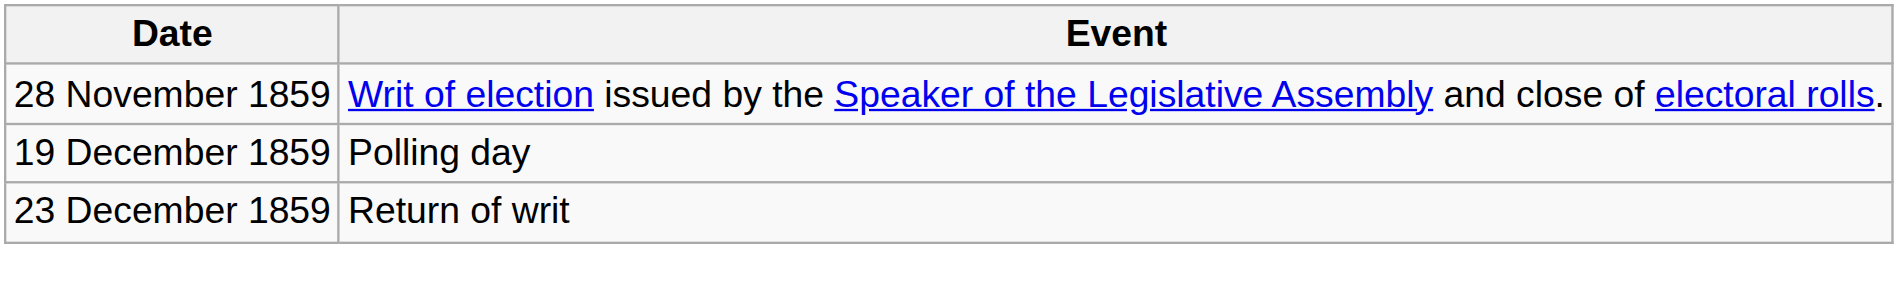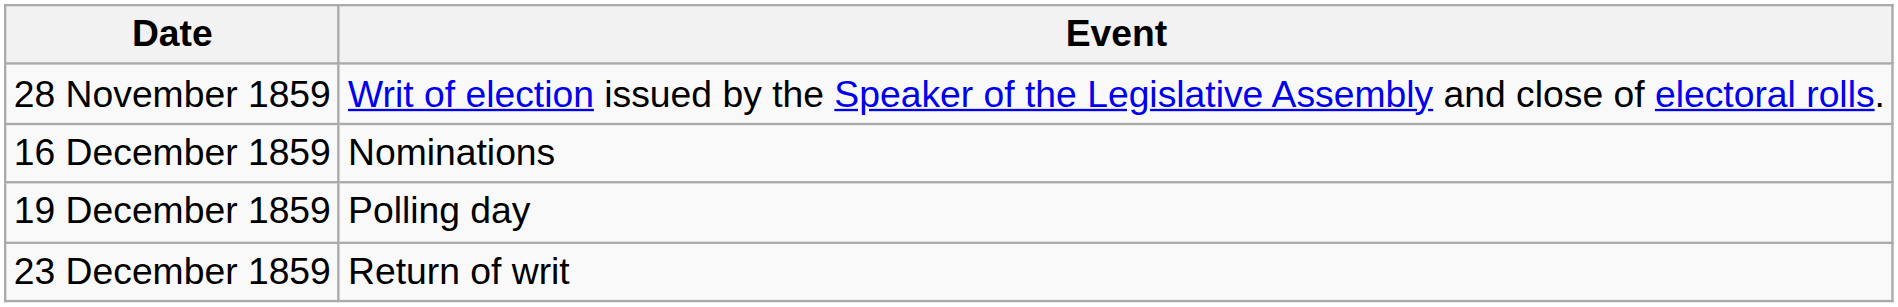+ row: (172, 152)
